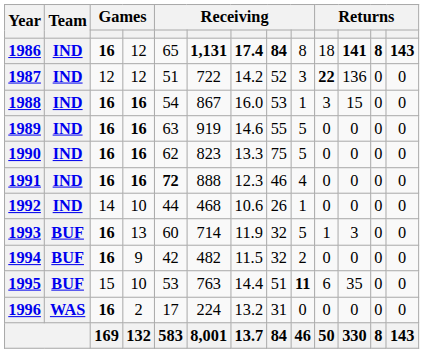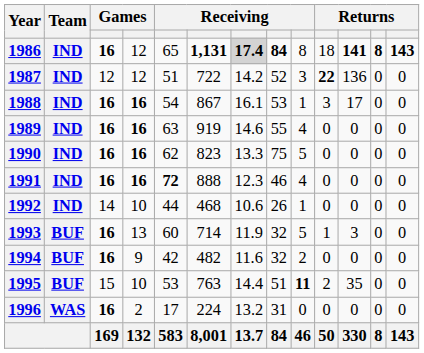(249, 50) no background -> (249, 50) lightgrey background
(249, 102) 16.0 -> (249, 102) 16.1
(354, 102) 15 -> (354, 102) 17
(303, 128) 5 -> (303, 128) 4
(249, 257) 11.5 -> (249, 257) 11.6
(327, 283) 6 -> (327, 283) 2
